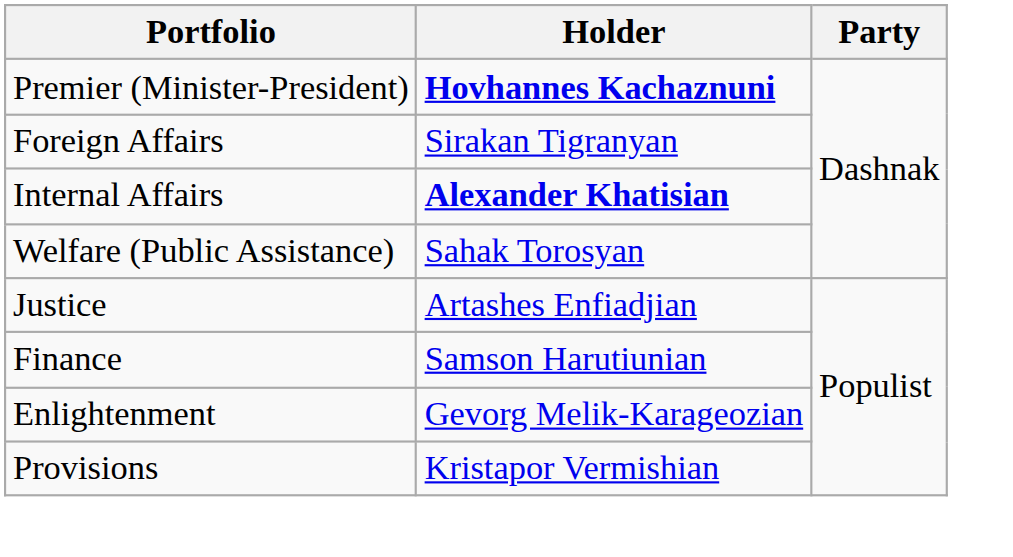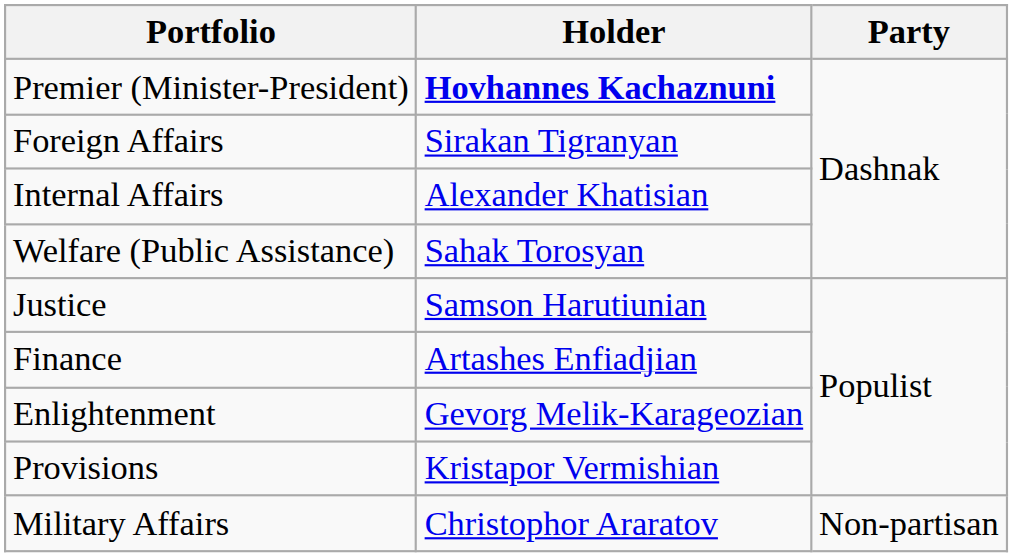(577, 195) bold -> (566, 195) normal
(561, 304) Artashes Enfiadjian -> (566, 304) Samson Harutiunian
(566, 359) Samson Harutiunian -> (561, 359) Artashes Enfiadjian
+ row: (121, 522)
